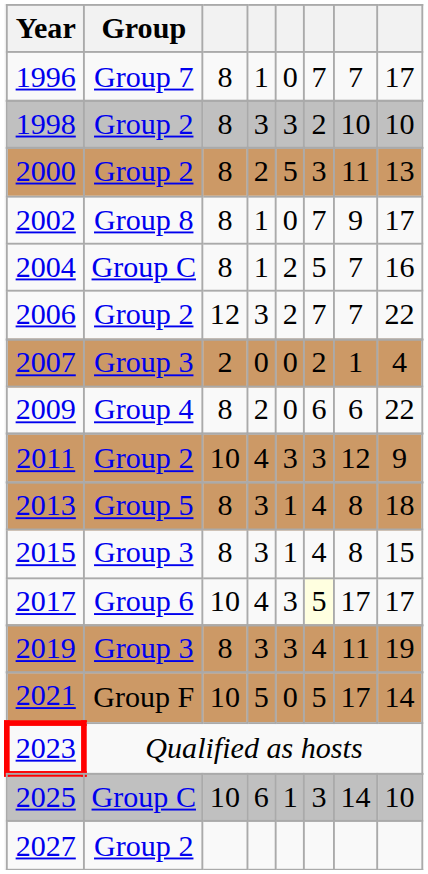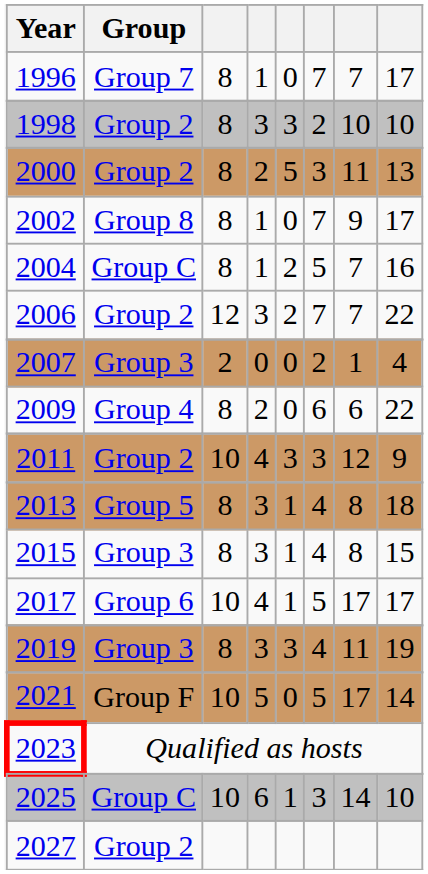(290, 600) 3 -> (290, 600) 1
(319, 600) lightyellow background -> (319, 600) no background
